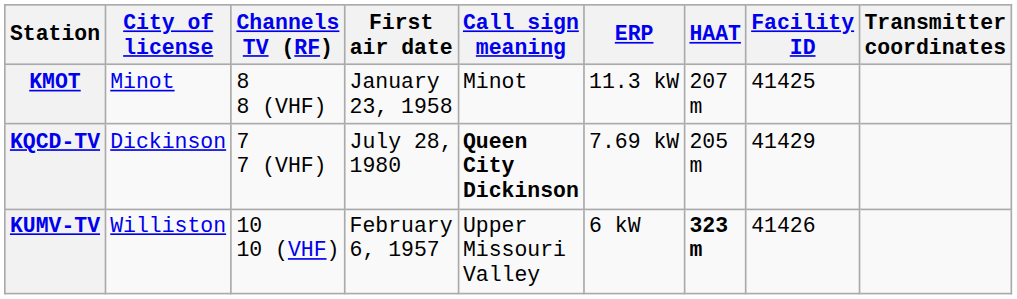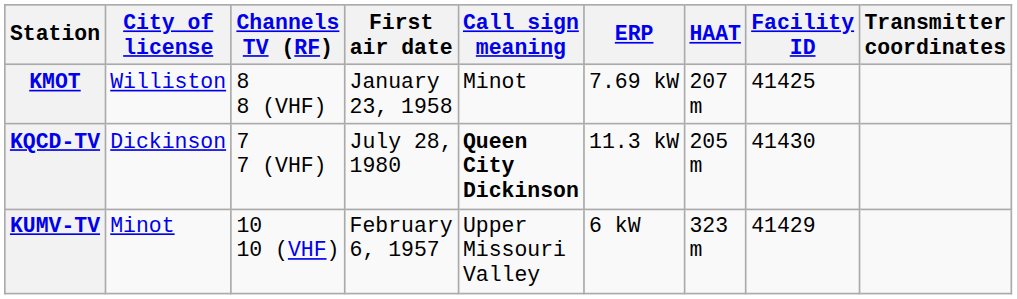(142, 82) Minot -> (168, 82) Williston
(634, 82) 11.3 kW -> (634, 82) 7.69 kW
(634, 142) 7.69 kW -> (634, 142) 11.3 kW
(783, 142) 41429 -> (783, 142) 41430
(168, 226) Williston -> (142, 226) Minot
(709, 239) bold -> (709, 239) normal
(783, 226) 41426 -> (783, 226) 41429
